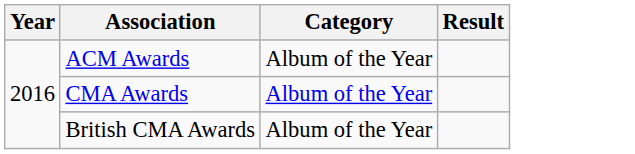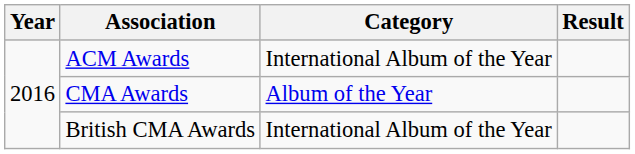(349, 58) Album of the Year -> (409, 58) International Album of the Year
(349, 129) Album of the Year -> (409, 129) International Album of the Year
